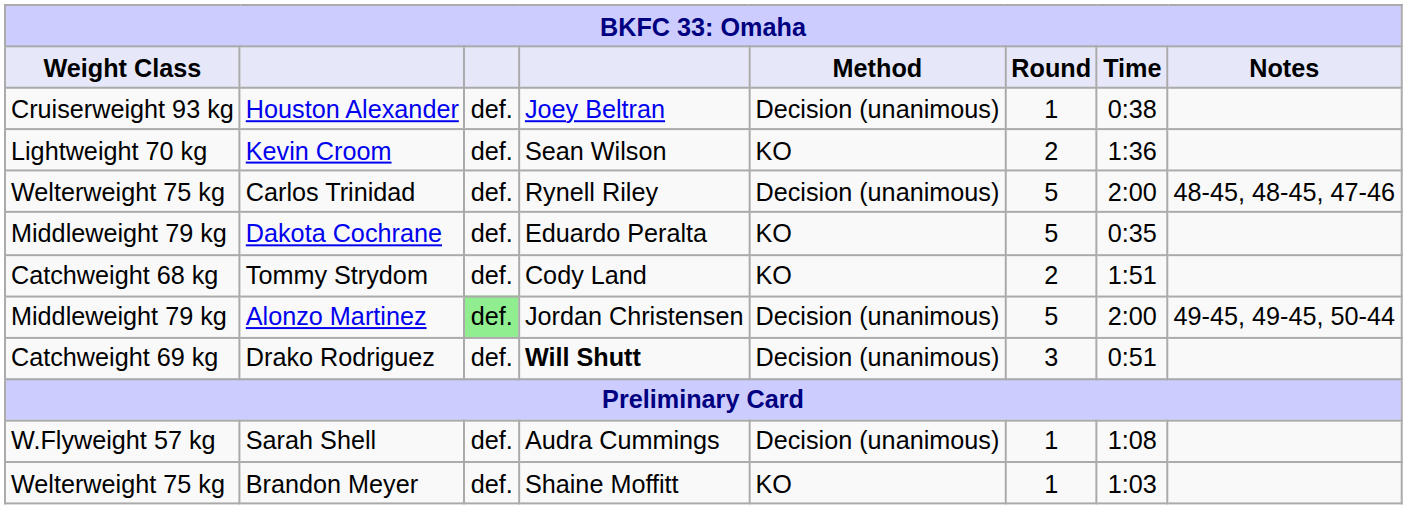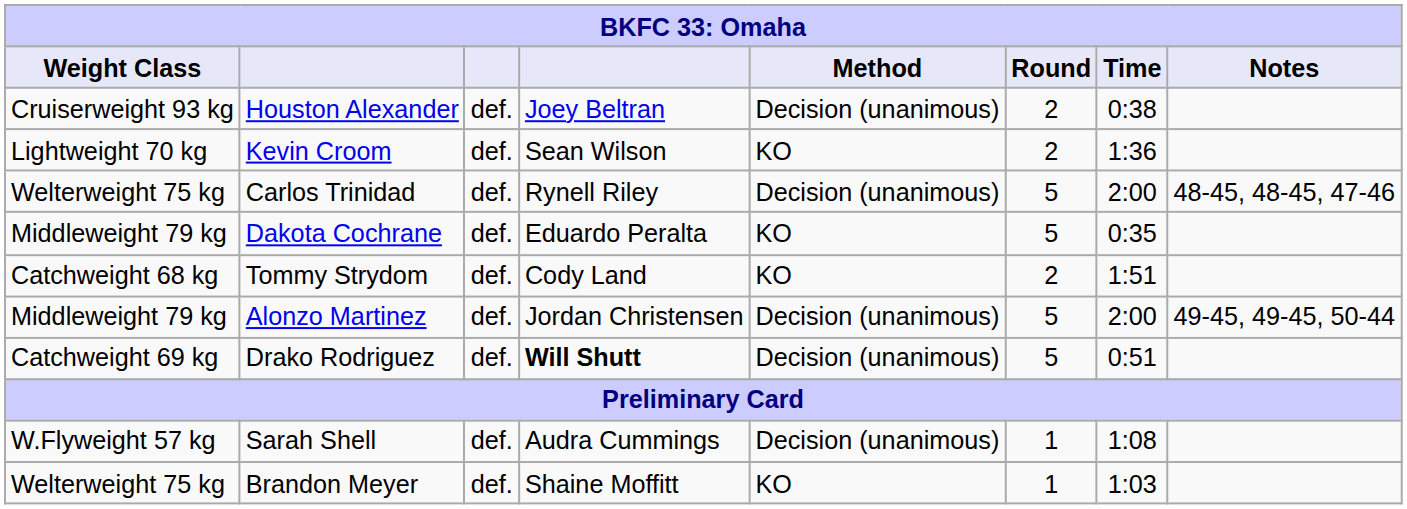(1051, 109) 1 -> (1051, 109) 2
(492, 316) lightgreen background -> (492, 316) no background
(1051, 358) 3 -> (1051, 358) 5
